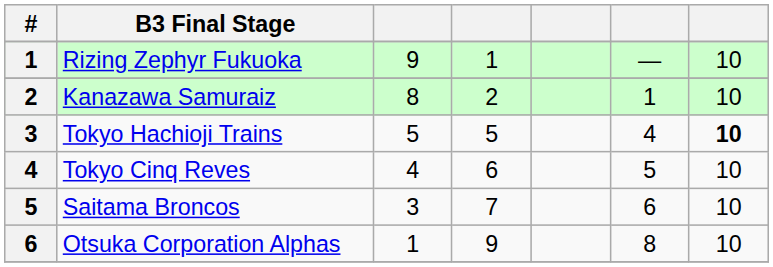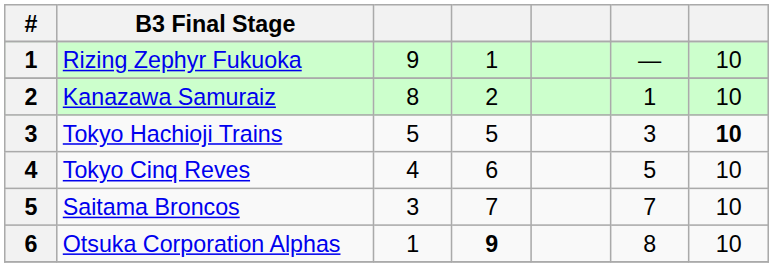(650, 134) 4 -> (650, 134) 3
(650, 207) 6 -> (650, 207) 7
(492, 244) normal -> (492, 244) bold
